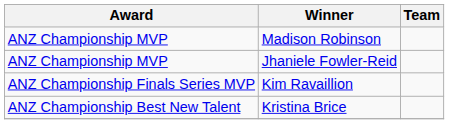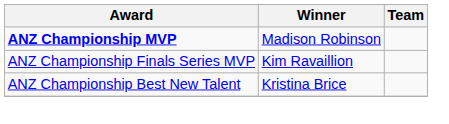(88, 38) normal -> (92, 38) bold
- row: (329, 61)
